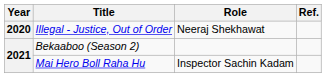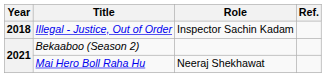(19, 30) 2020 -> (19, 30) 2018
(221, 30) Neeraj Shekhawat -> (235, 30) Inspector Sachin Kadam
(235, 64) Inspector Sachin Kadam -> (221, 64) Neeraj Shekhawat
